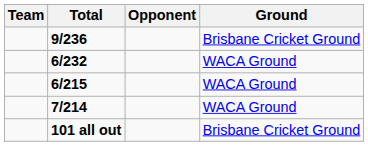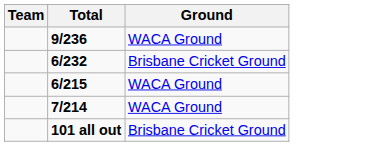- column: (162, 15)
(281, 38) Brisbane Cricket Ground -> (175, 38) WACA Ground
(250, 61) WACA Ground -> (207, 61) Brisbane Cricket Ground
